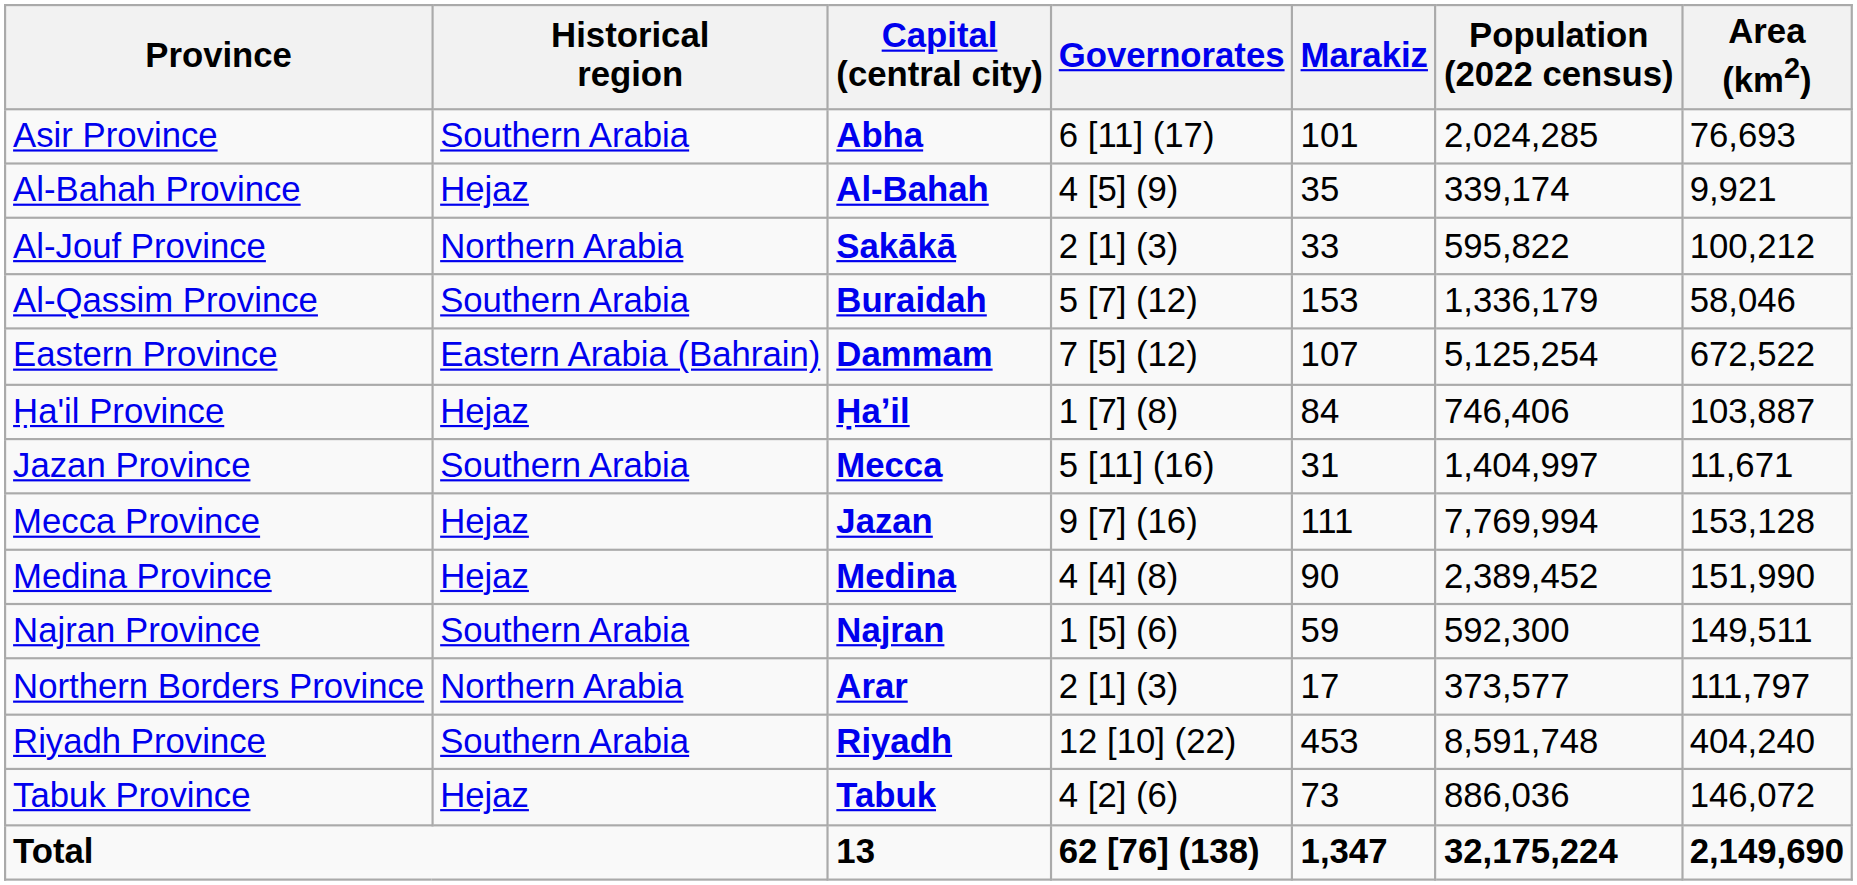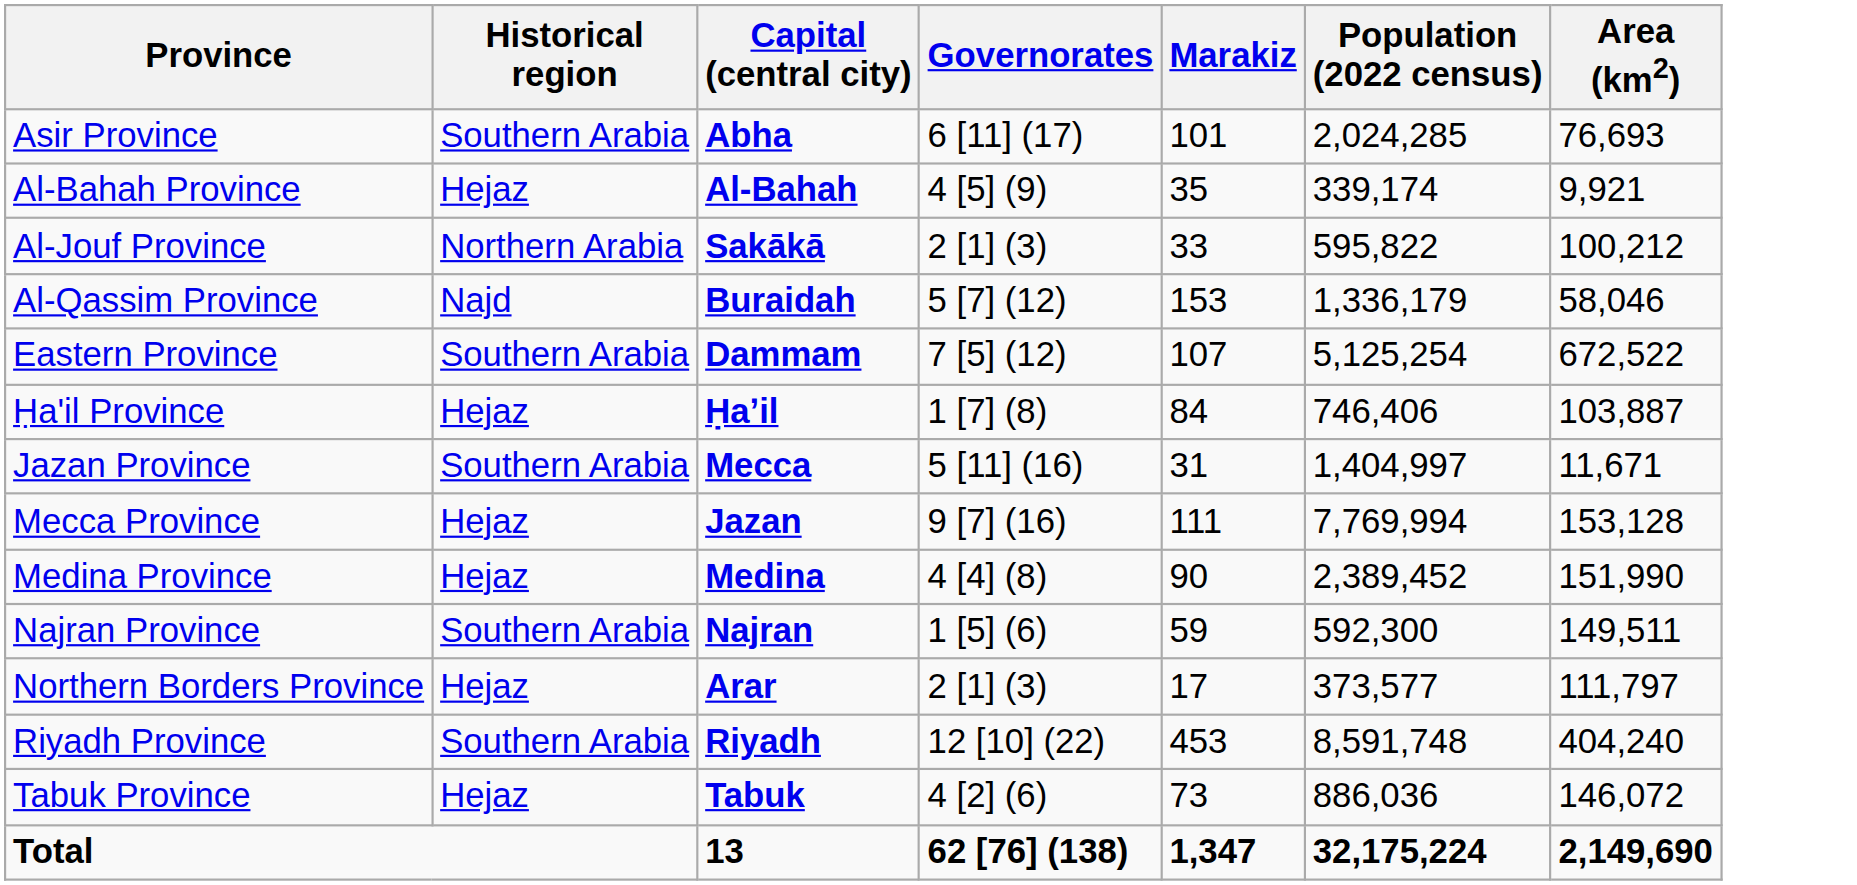(565, 300) Southern Arabia -> (476, 300) Najd
(630, 355) Eastern Arabia (Bahrain) -> (565, 355) Southern Arabia
(562, 686) Northern Arabia -> (485, 686) Hejaz
